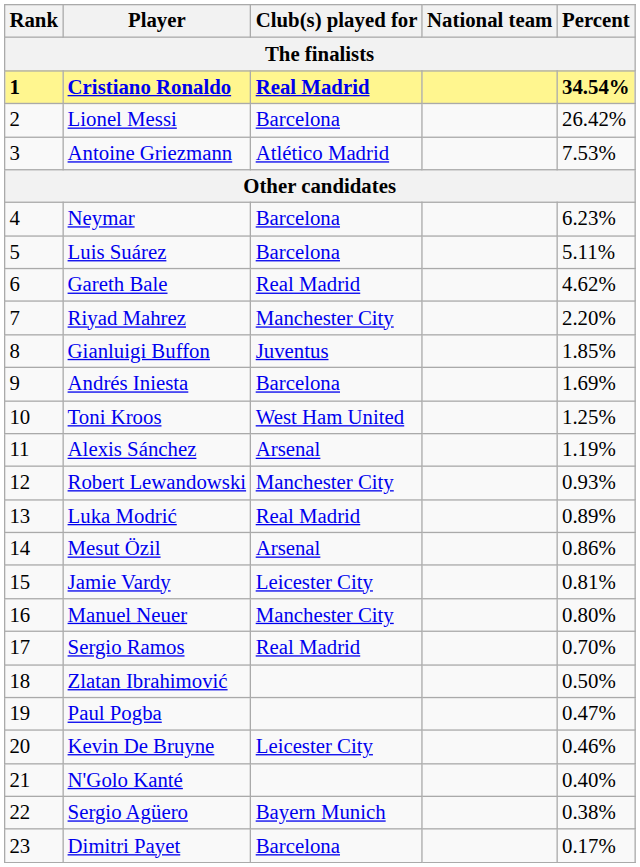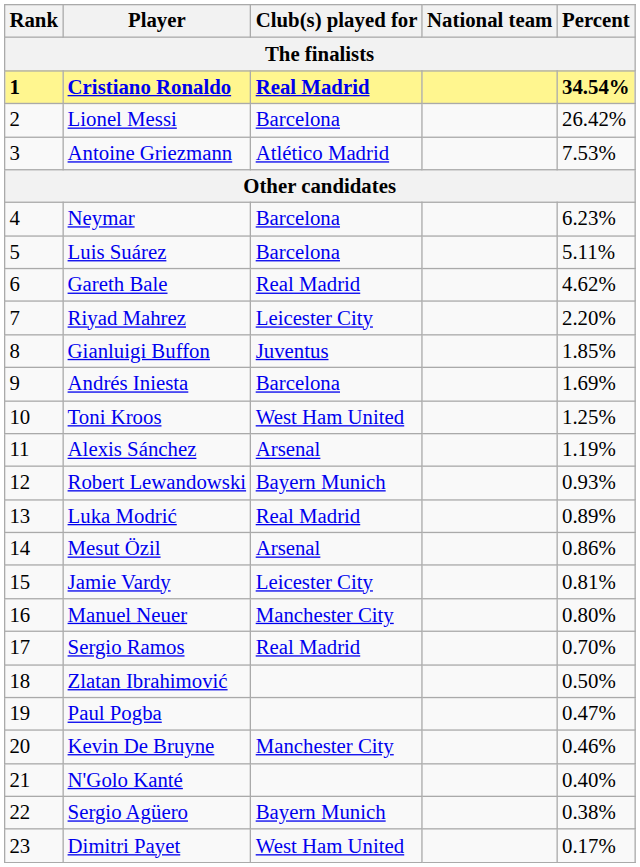(325, 317) Manchester City -> (314, 317) Leicester City
(325, 482) Manchester City -> (321, 482) Bayern Munich
(314, 746) Leicester City -> (325, 746) Manchester City
(298, 845) Barcelona -> (330, 845) West Ham United
